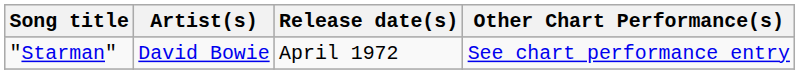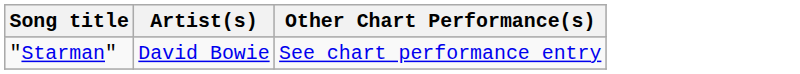- column: (369, 21)
